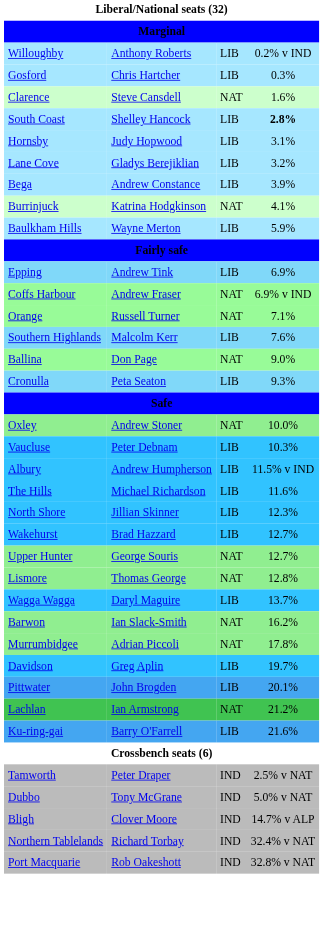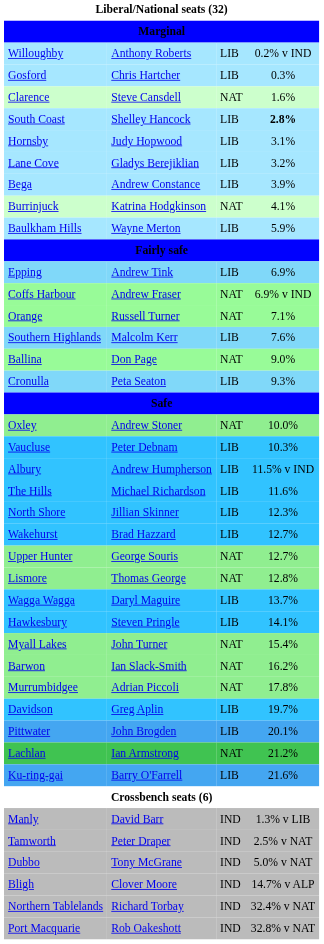+ row: (38, 622)
+ row: (37, 643)
+ row: (23, 818)
